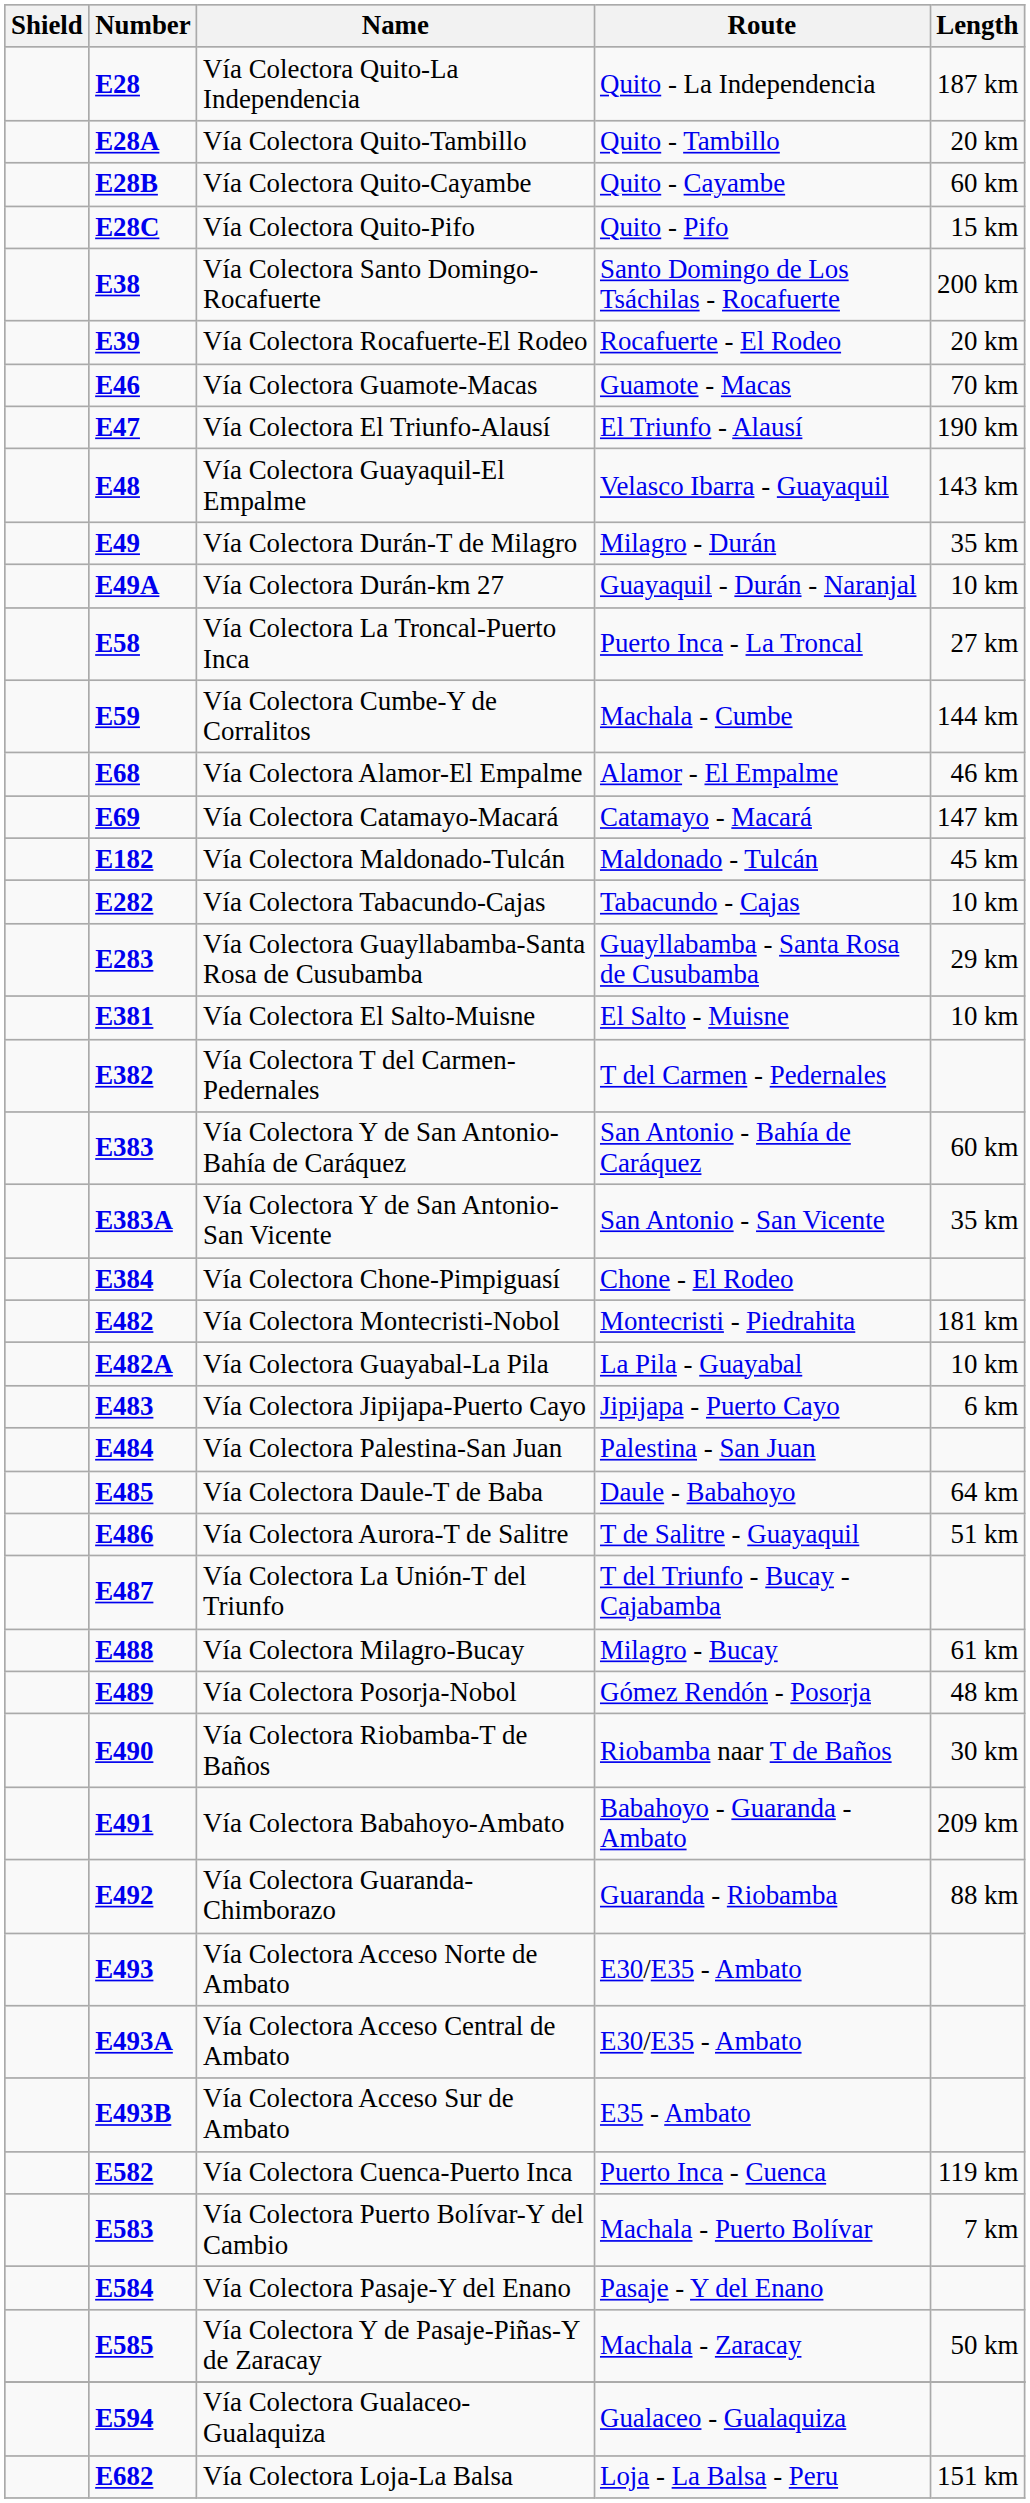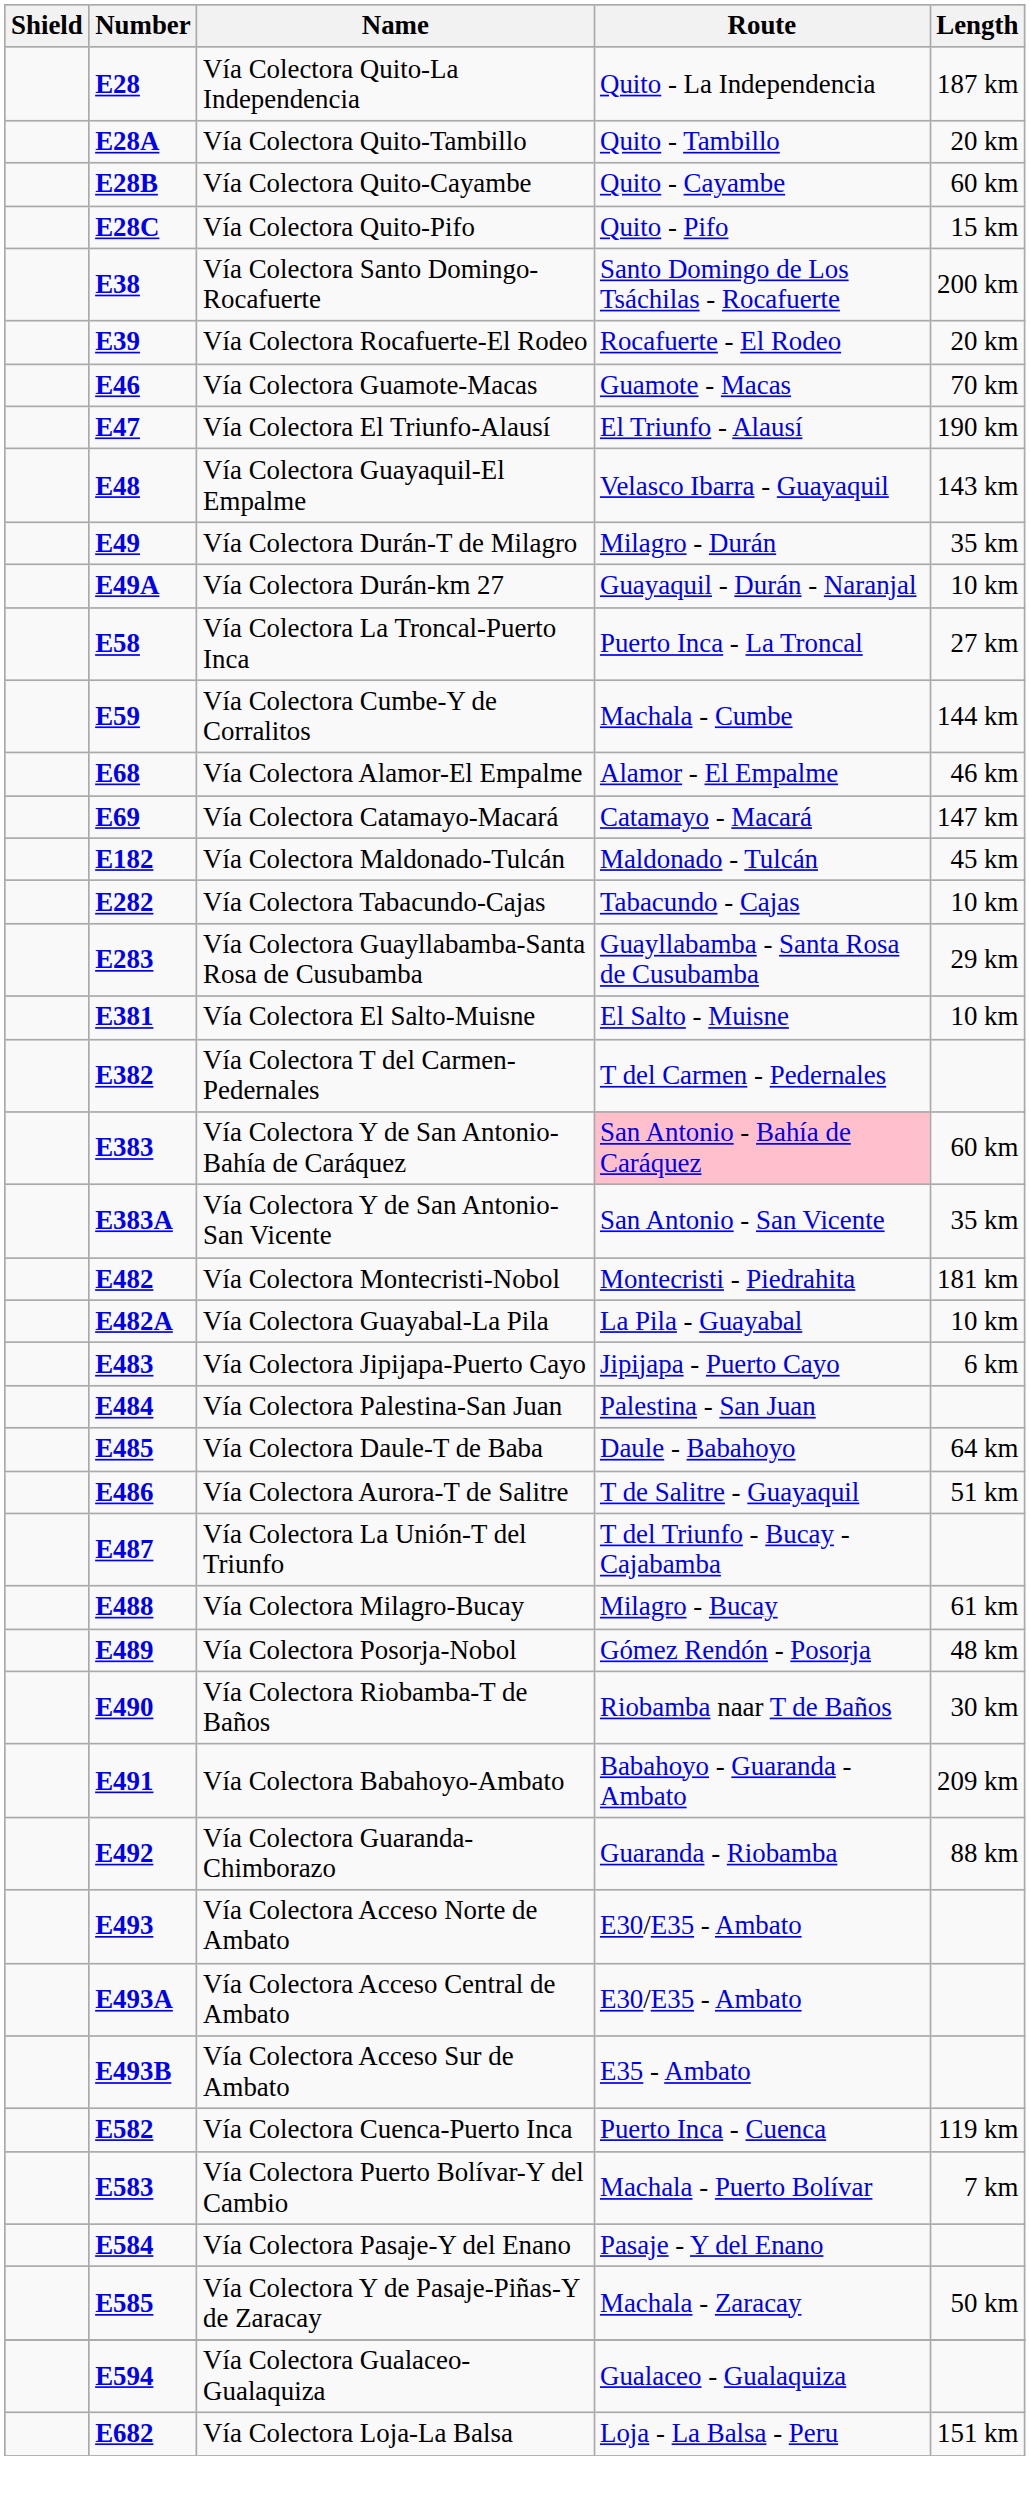(725, 1147) no background -> (725, 1147) pink background
- row: (382, 1278)
